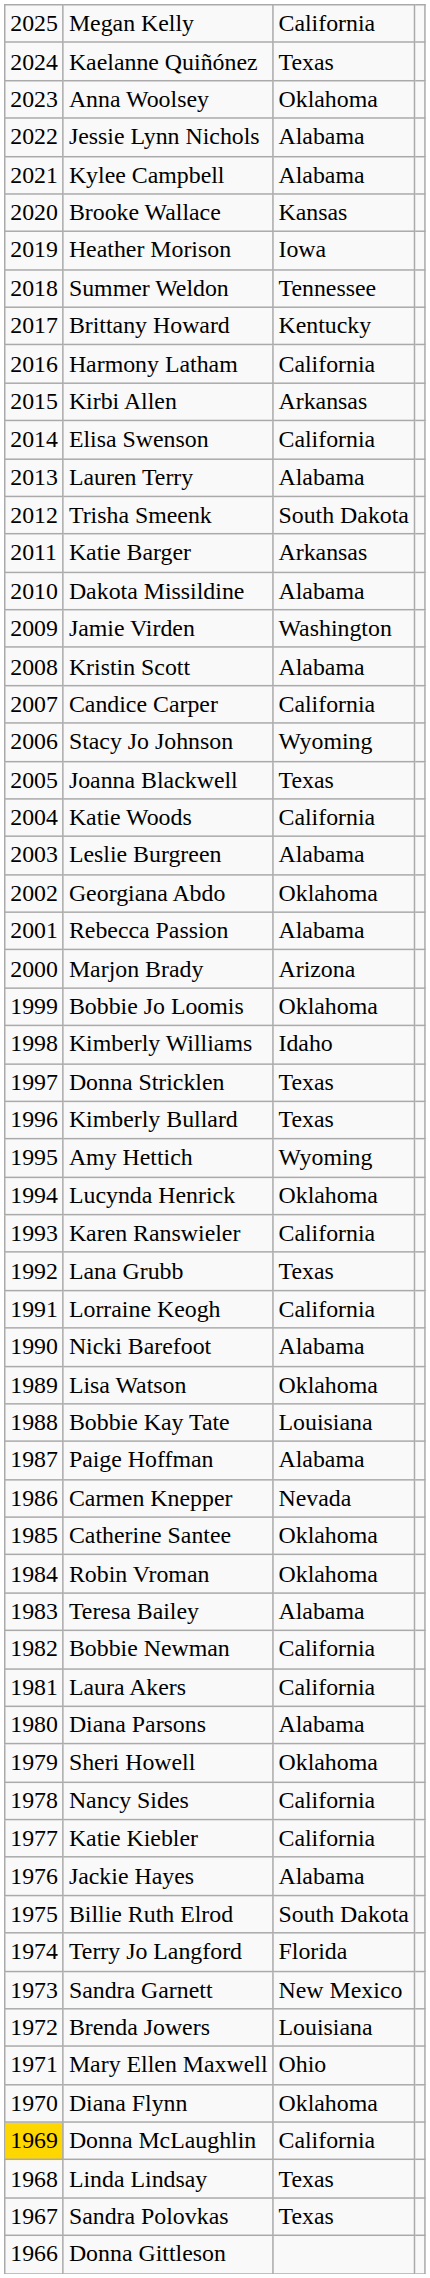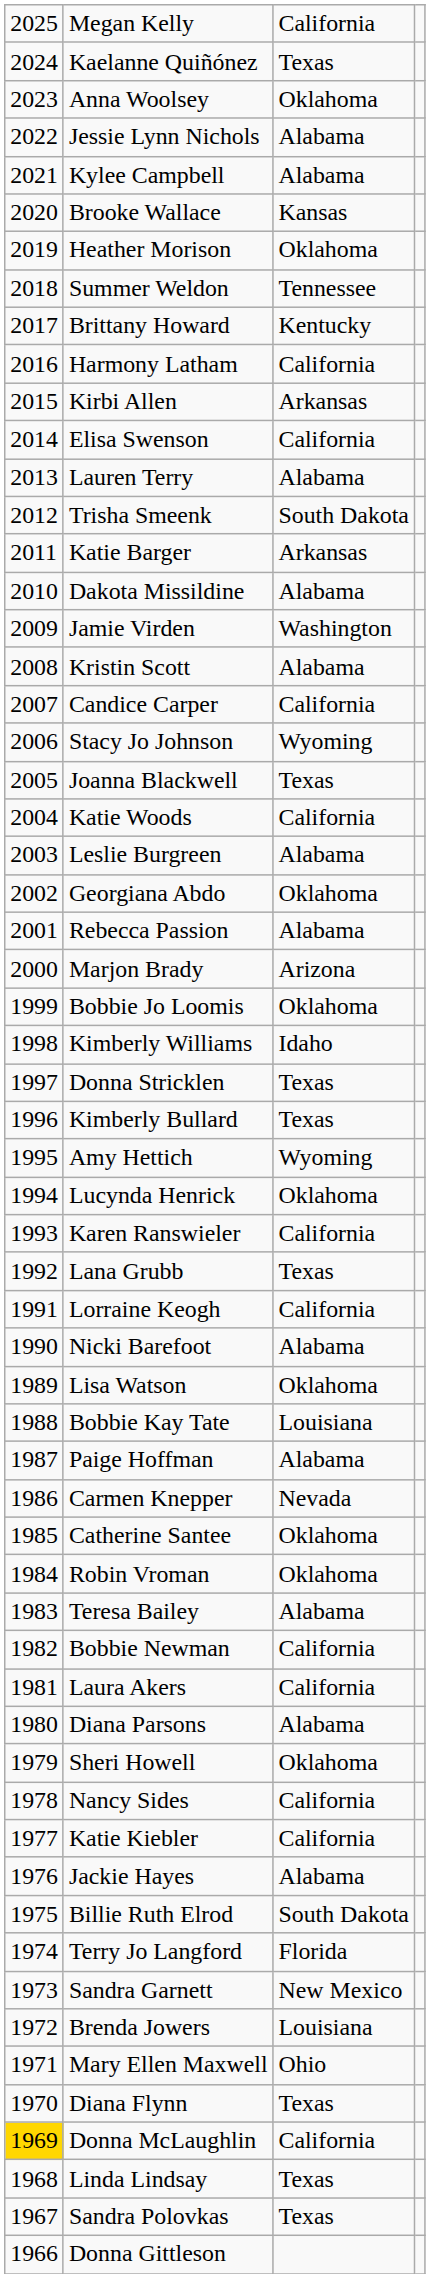(302, 250) Iowa -> (328, 250) Oklahoma
(328, 2102) Oklahoma -> (306, 2102) Texas
